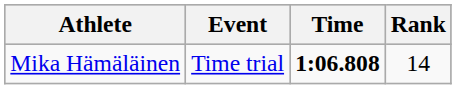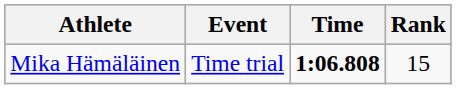(418, 63) 14 -> (418, 63) 15
